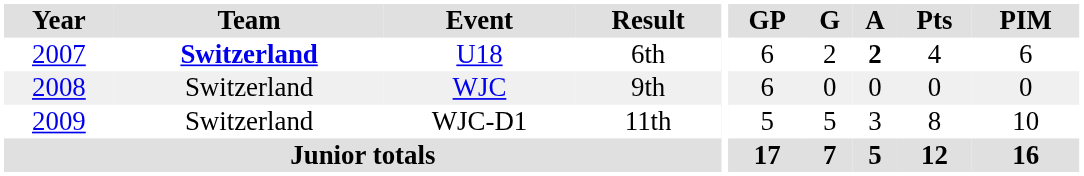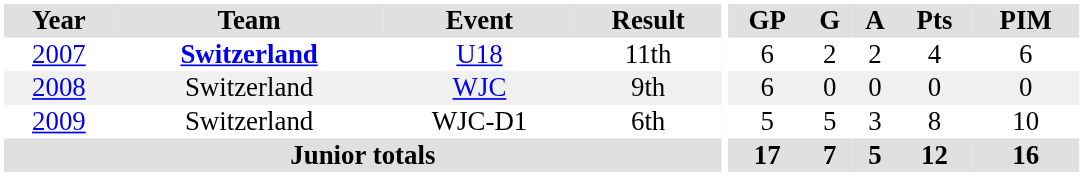(648, 54) 6th -> (648, 54) 11th
(875, 54) bold -> (875, 54) normal
(648, 121) 11th -> (648, 121) 6th
